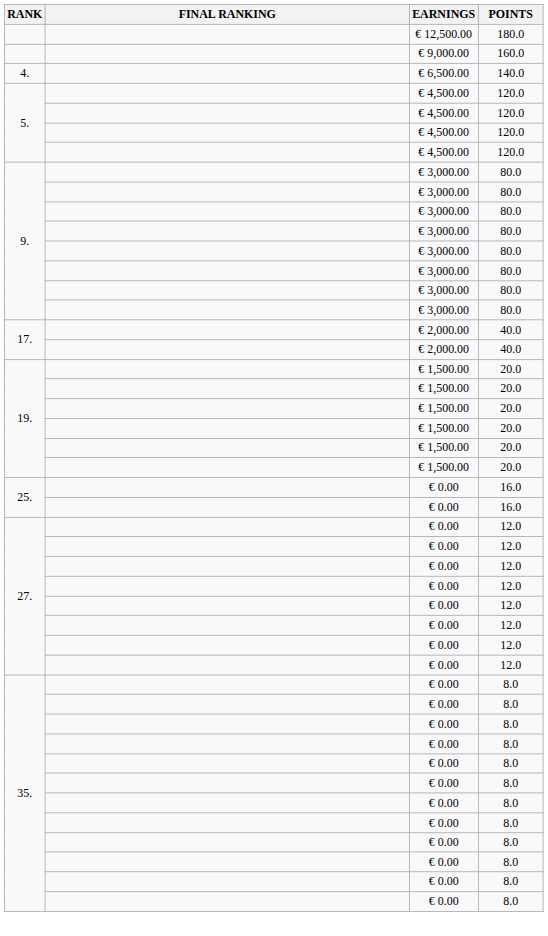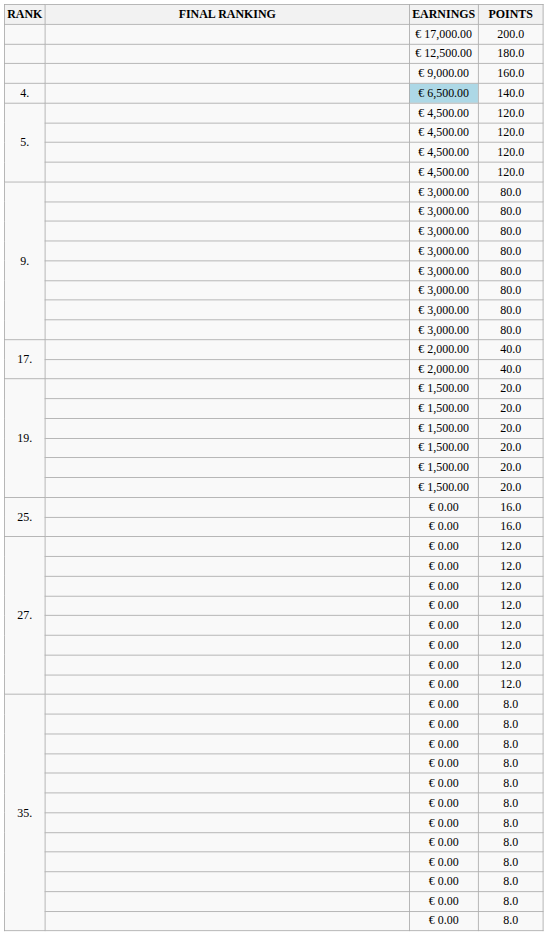+ row: (25, 34)
(444, 73) no background -> (444, 93) lightblue background
